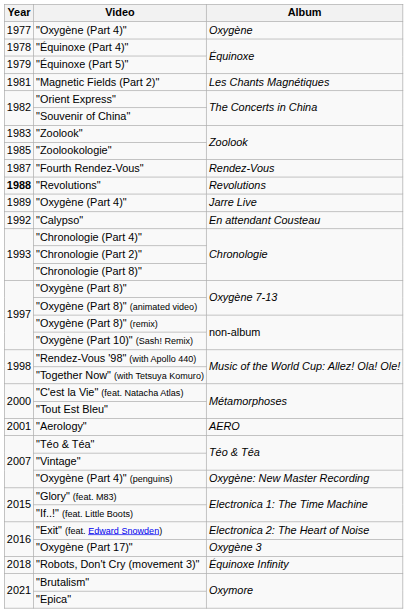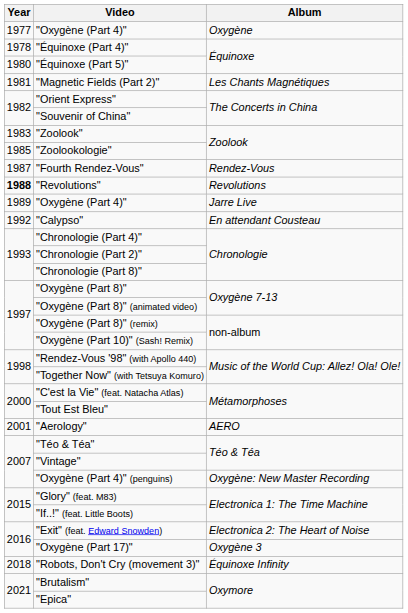(19, 64) 1979 -> (19, 64) 1980
